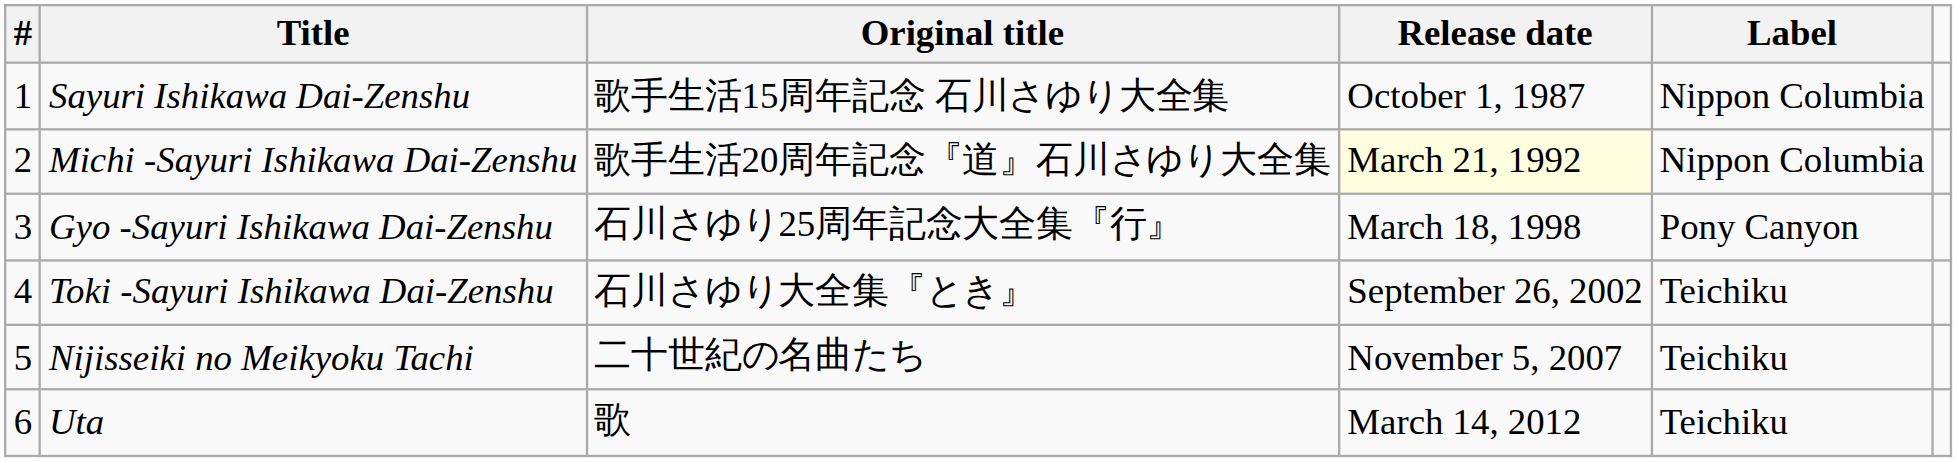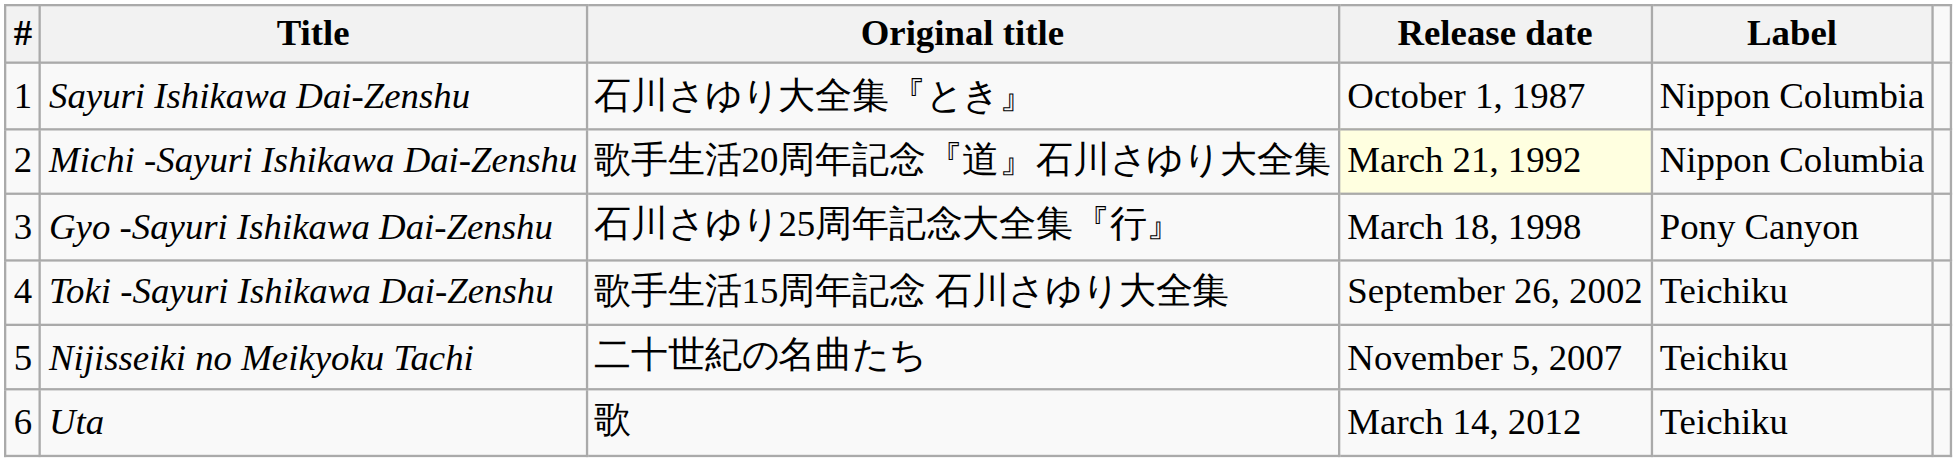(912, 94) 歌手生活15周年記念 石川さゆり大全集 -> (815, 94) 石川さゆり大全集『とき』
(815, 290) 石川さゆり大全集『とき』 -> (912, 290) 歌手生活15周年記念 石川さゆり大全集
